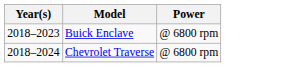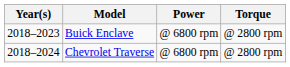+ column: (253, 14)
